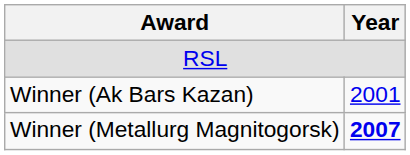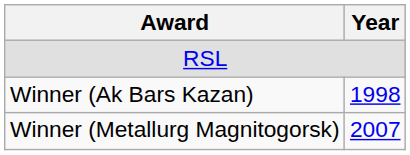(375, 94) 2001 -> (375, 94) 1998
(375, 130) bold -> (375, 130) normal
